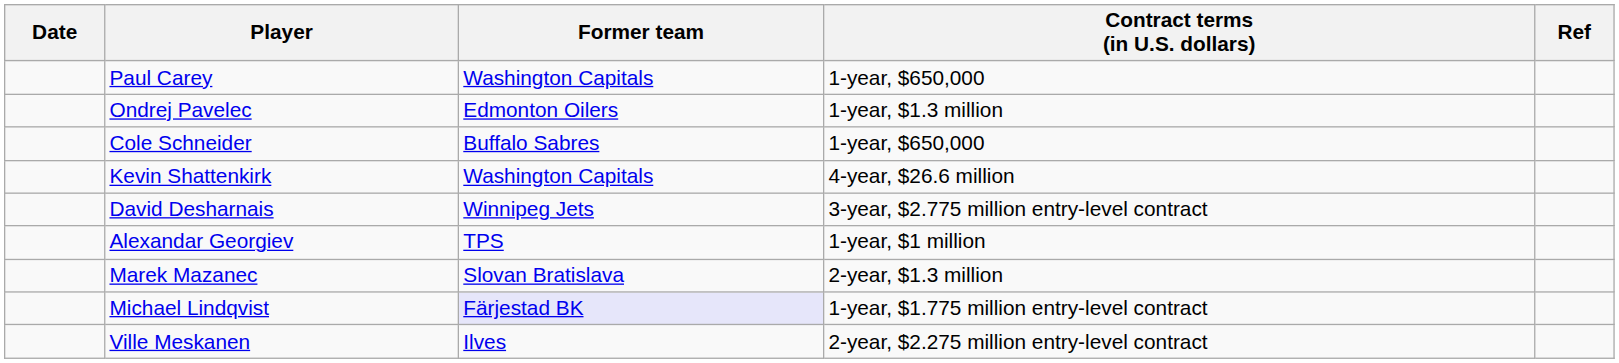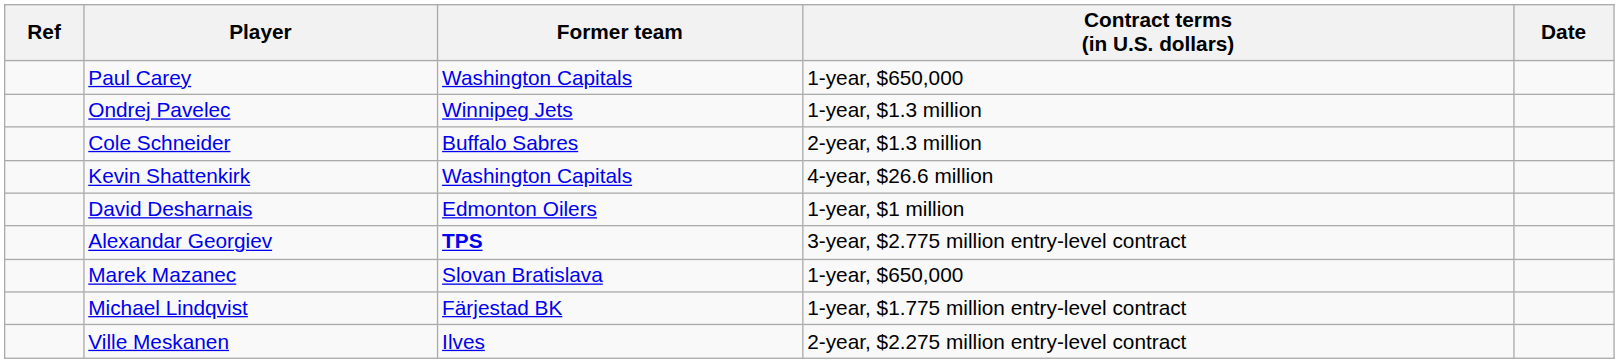columns swapped: (55, 32) <-> (1574, 32)
(541, 110) Edmonton Oilers -> (507, 110) Winnipeg Jets
(906, 143) 1-year, $650,000 -> (894, 143) 2-year, $1.3 million
(529, 209) Winnipeg Jets -> (520, 209) Edmonton Oilers
(1018, 209) 3-year, $2.775 million entry-level contract -> (886, 209) 1-year, $1 million
(484, 242) normal -> (462, 242) bold
(907, 242) 1-year, $1 million -> (997, 242) 3-year, $2.775 million entry-level contract
(916, 275) 2-year, $1.3 million -> (885, 275) 1-year, $650,000
(523, 308) lavender background -> (502, 308) no background
